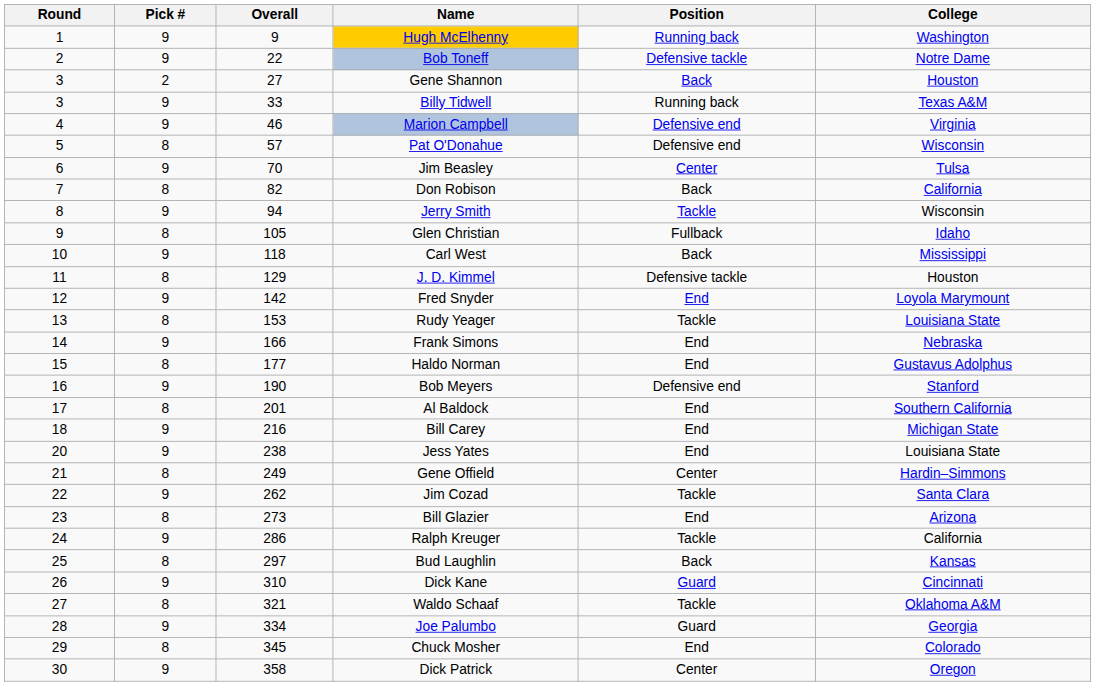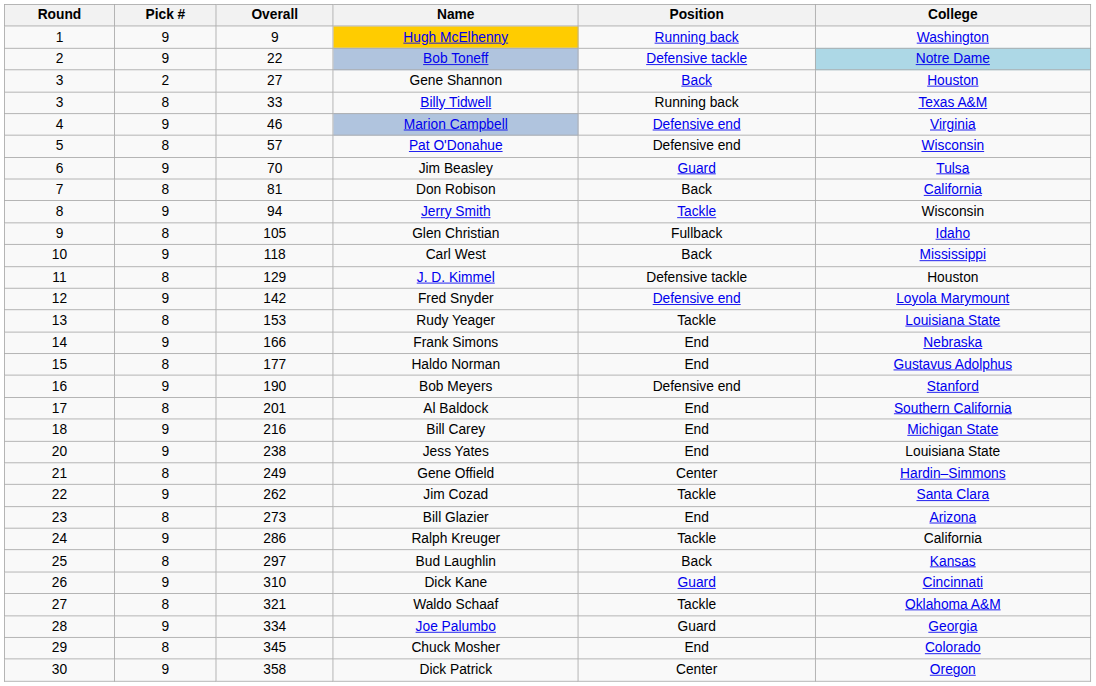(953, 59) no background -> (953, 59) lightblue background
(165, 102) 9 -> (165, 102) 8
(697, 168) Center -> (697, 168) Guard
(275, 189) 82 -> (275, 189) 81
(697, 299) End -> (697, 299) Defensive end
